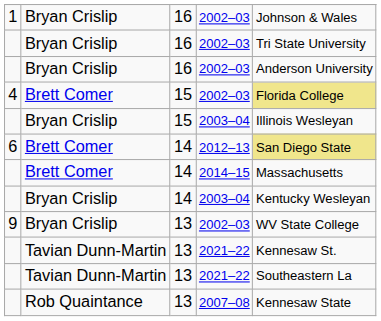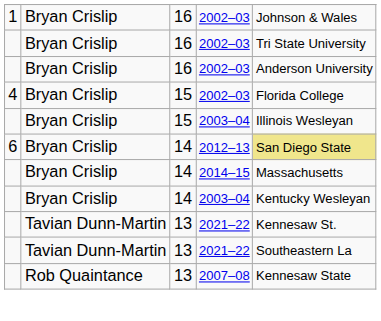(69, 95) Brett Comer -> (71, 95) Bryan Crislip
(300, 95) khaki background -> (300, 95) no background
(69, 146) Brett Comer -> (71, 146) Bryan Crislip
(69, 172) Brett Comer -> (71, 172) Bryan Crislip
- row: (13, 224)
